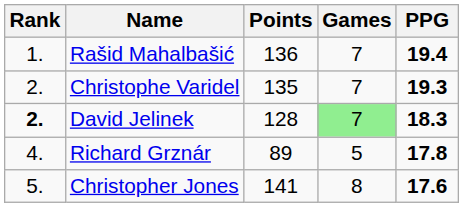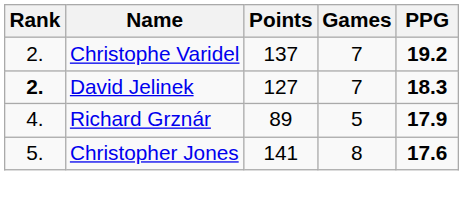- row: (152, 53)
(281, 86) 135 -> (281, 53) 137
(427, 86) 19.3 -> (427, 53) 19.2
(281, 119) 128 -> (281, 86) 127
(357, 119) lightgreen background -> (357, 86) no background
(427, 152) 17.8 -> (427, 119) 17.9
